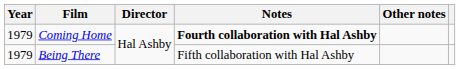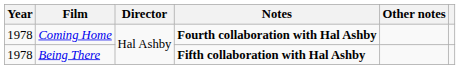(20, 34) 1979 -> (20, 34) 1978
(20, 54) 1979 -> (20, 54) 1978
(266, 54) normal -> (271, 54) bold
